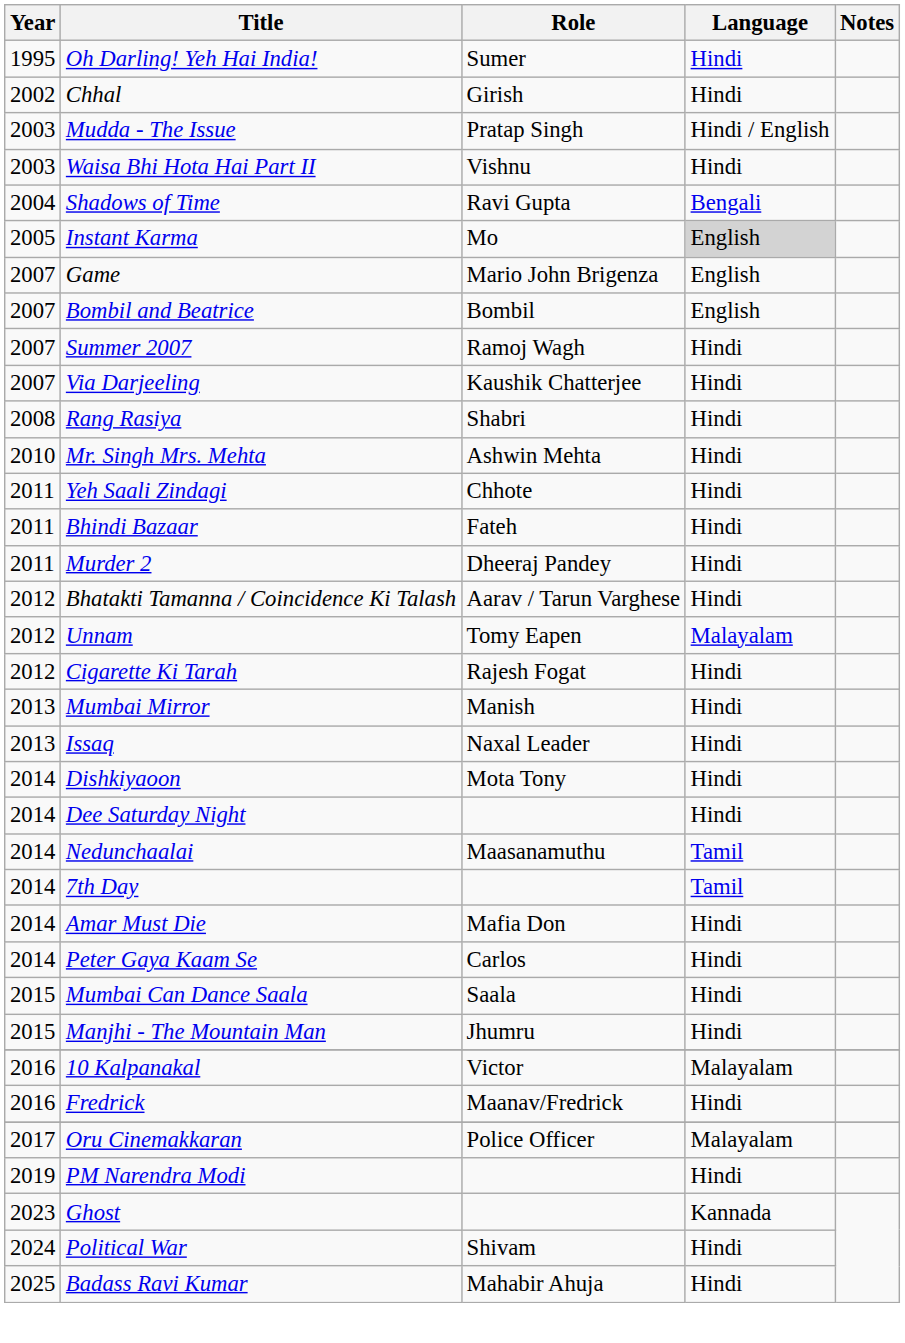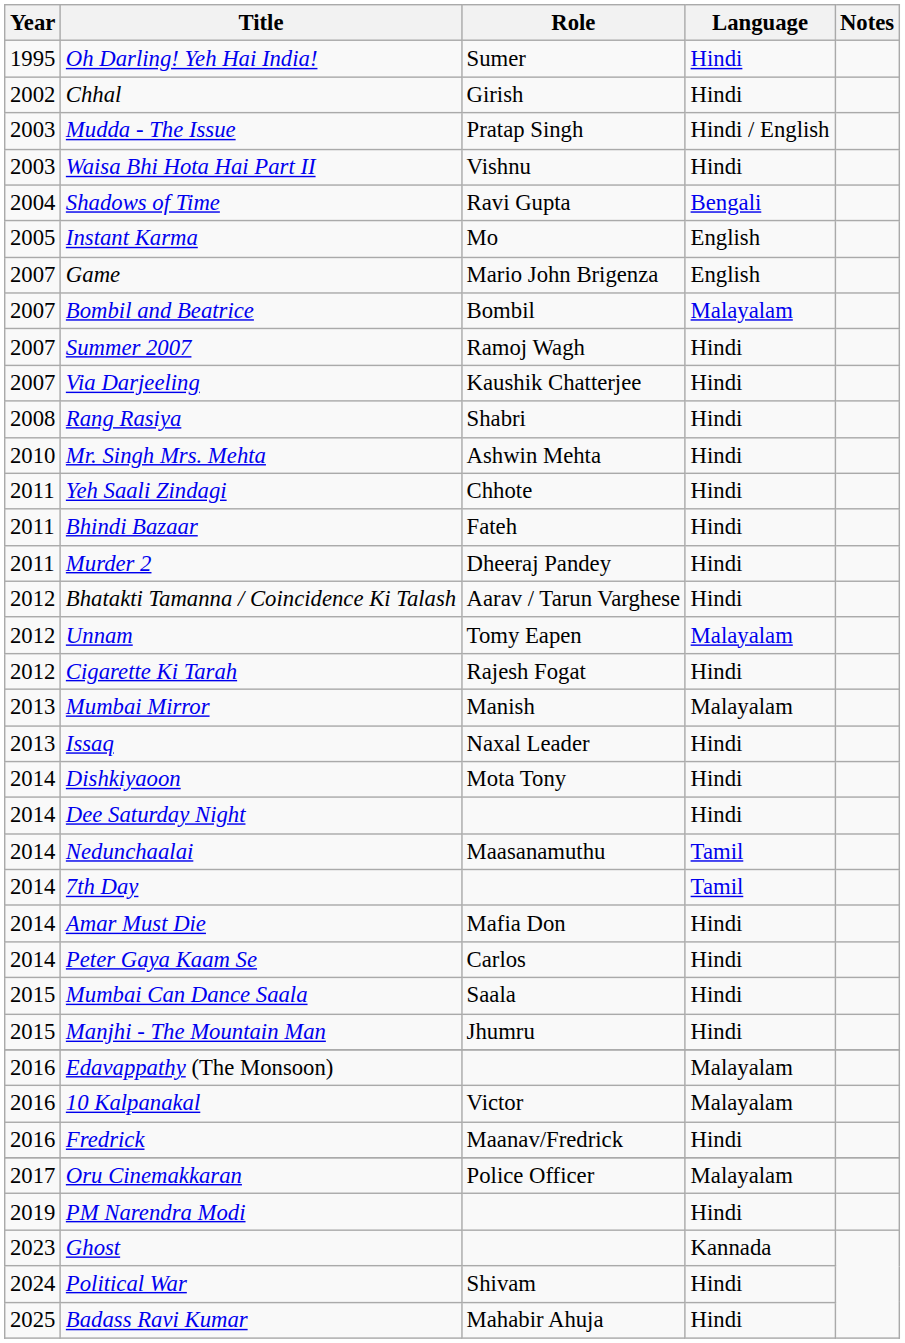(725, 238) lightgrey background -> (725, 238) no background
(725, 310) English -> (742, 310) Malayalam
(716, 707) Hindi -> (742, 707) Malayalam
+ row: (200, 1067)
